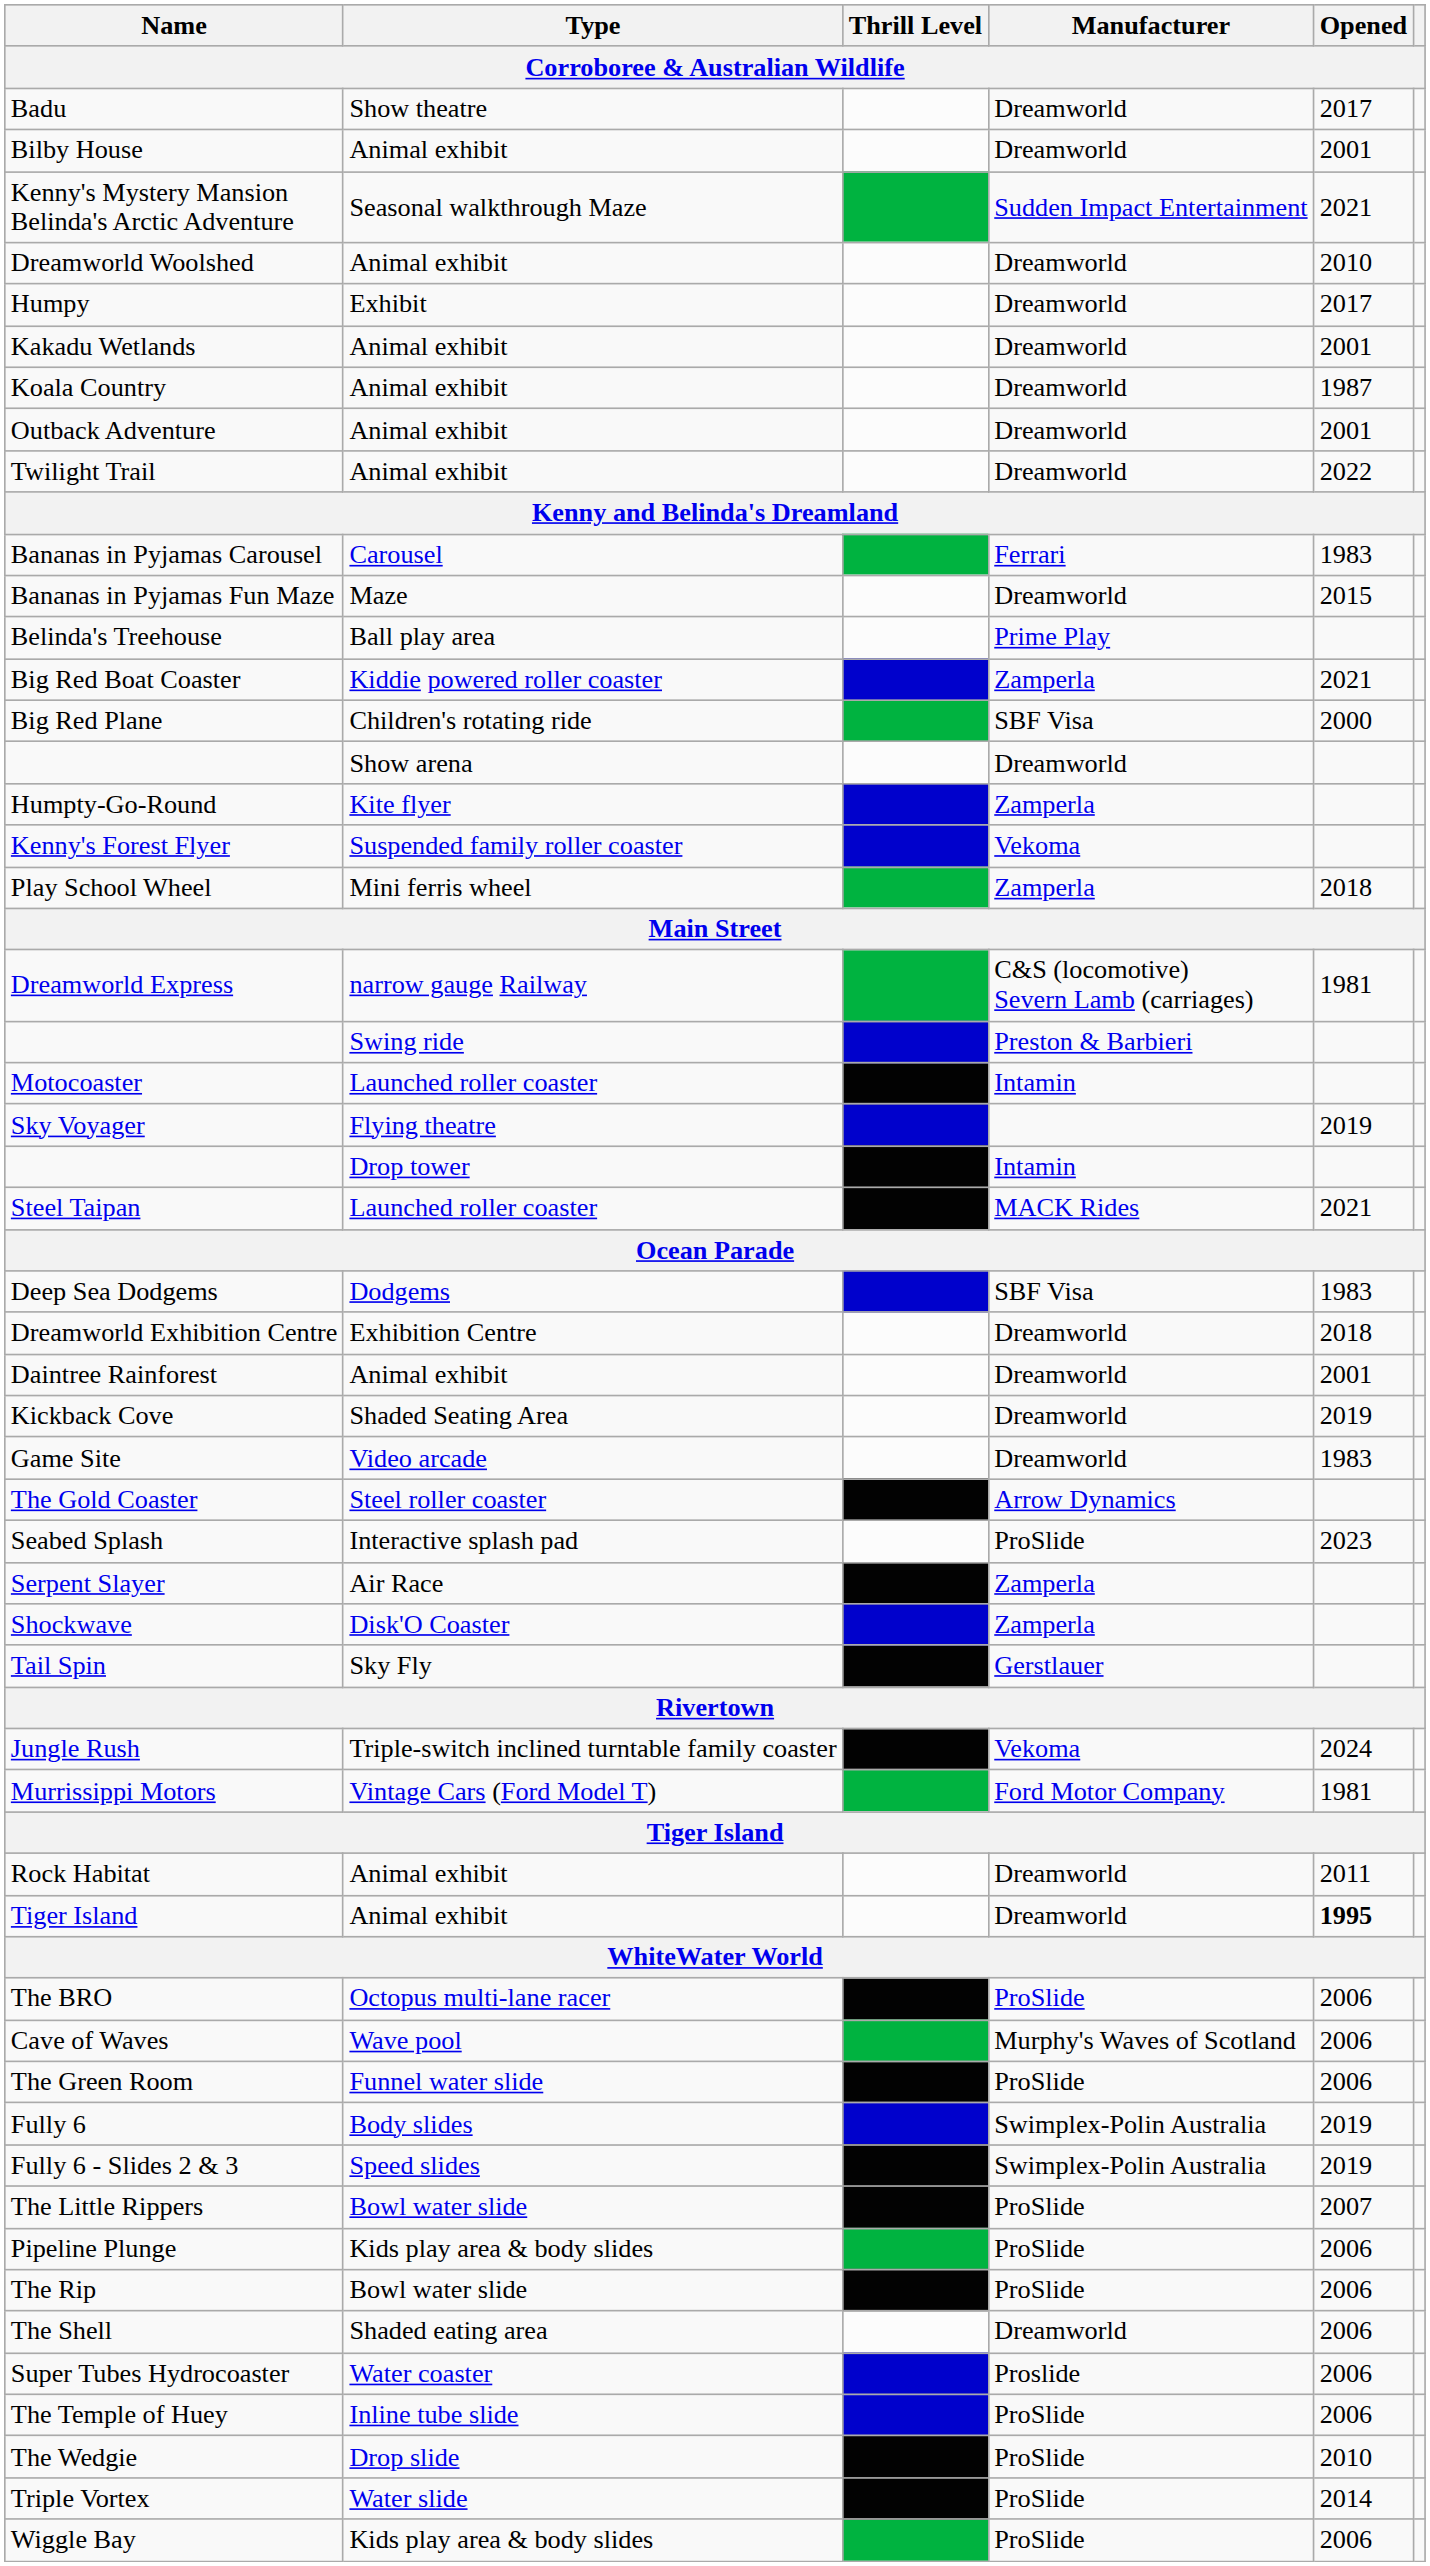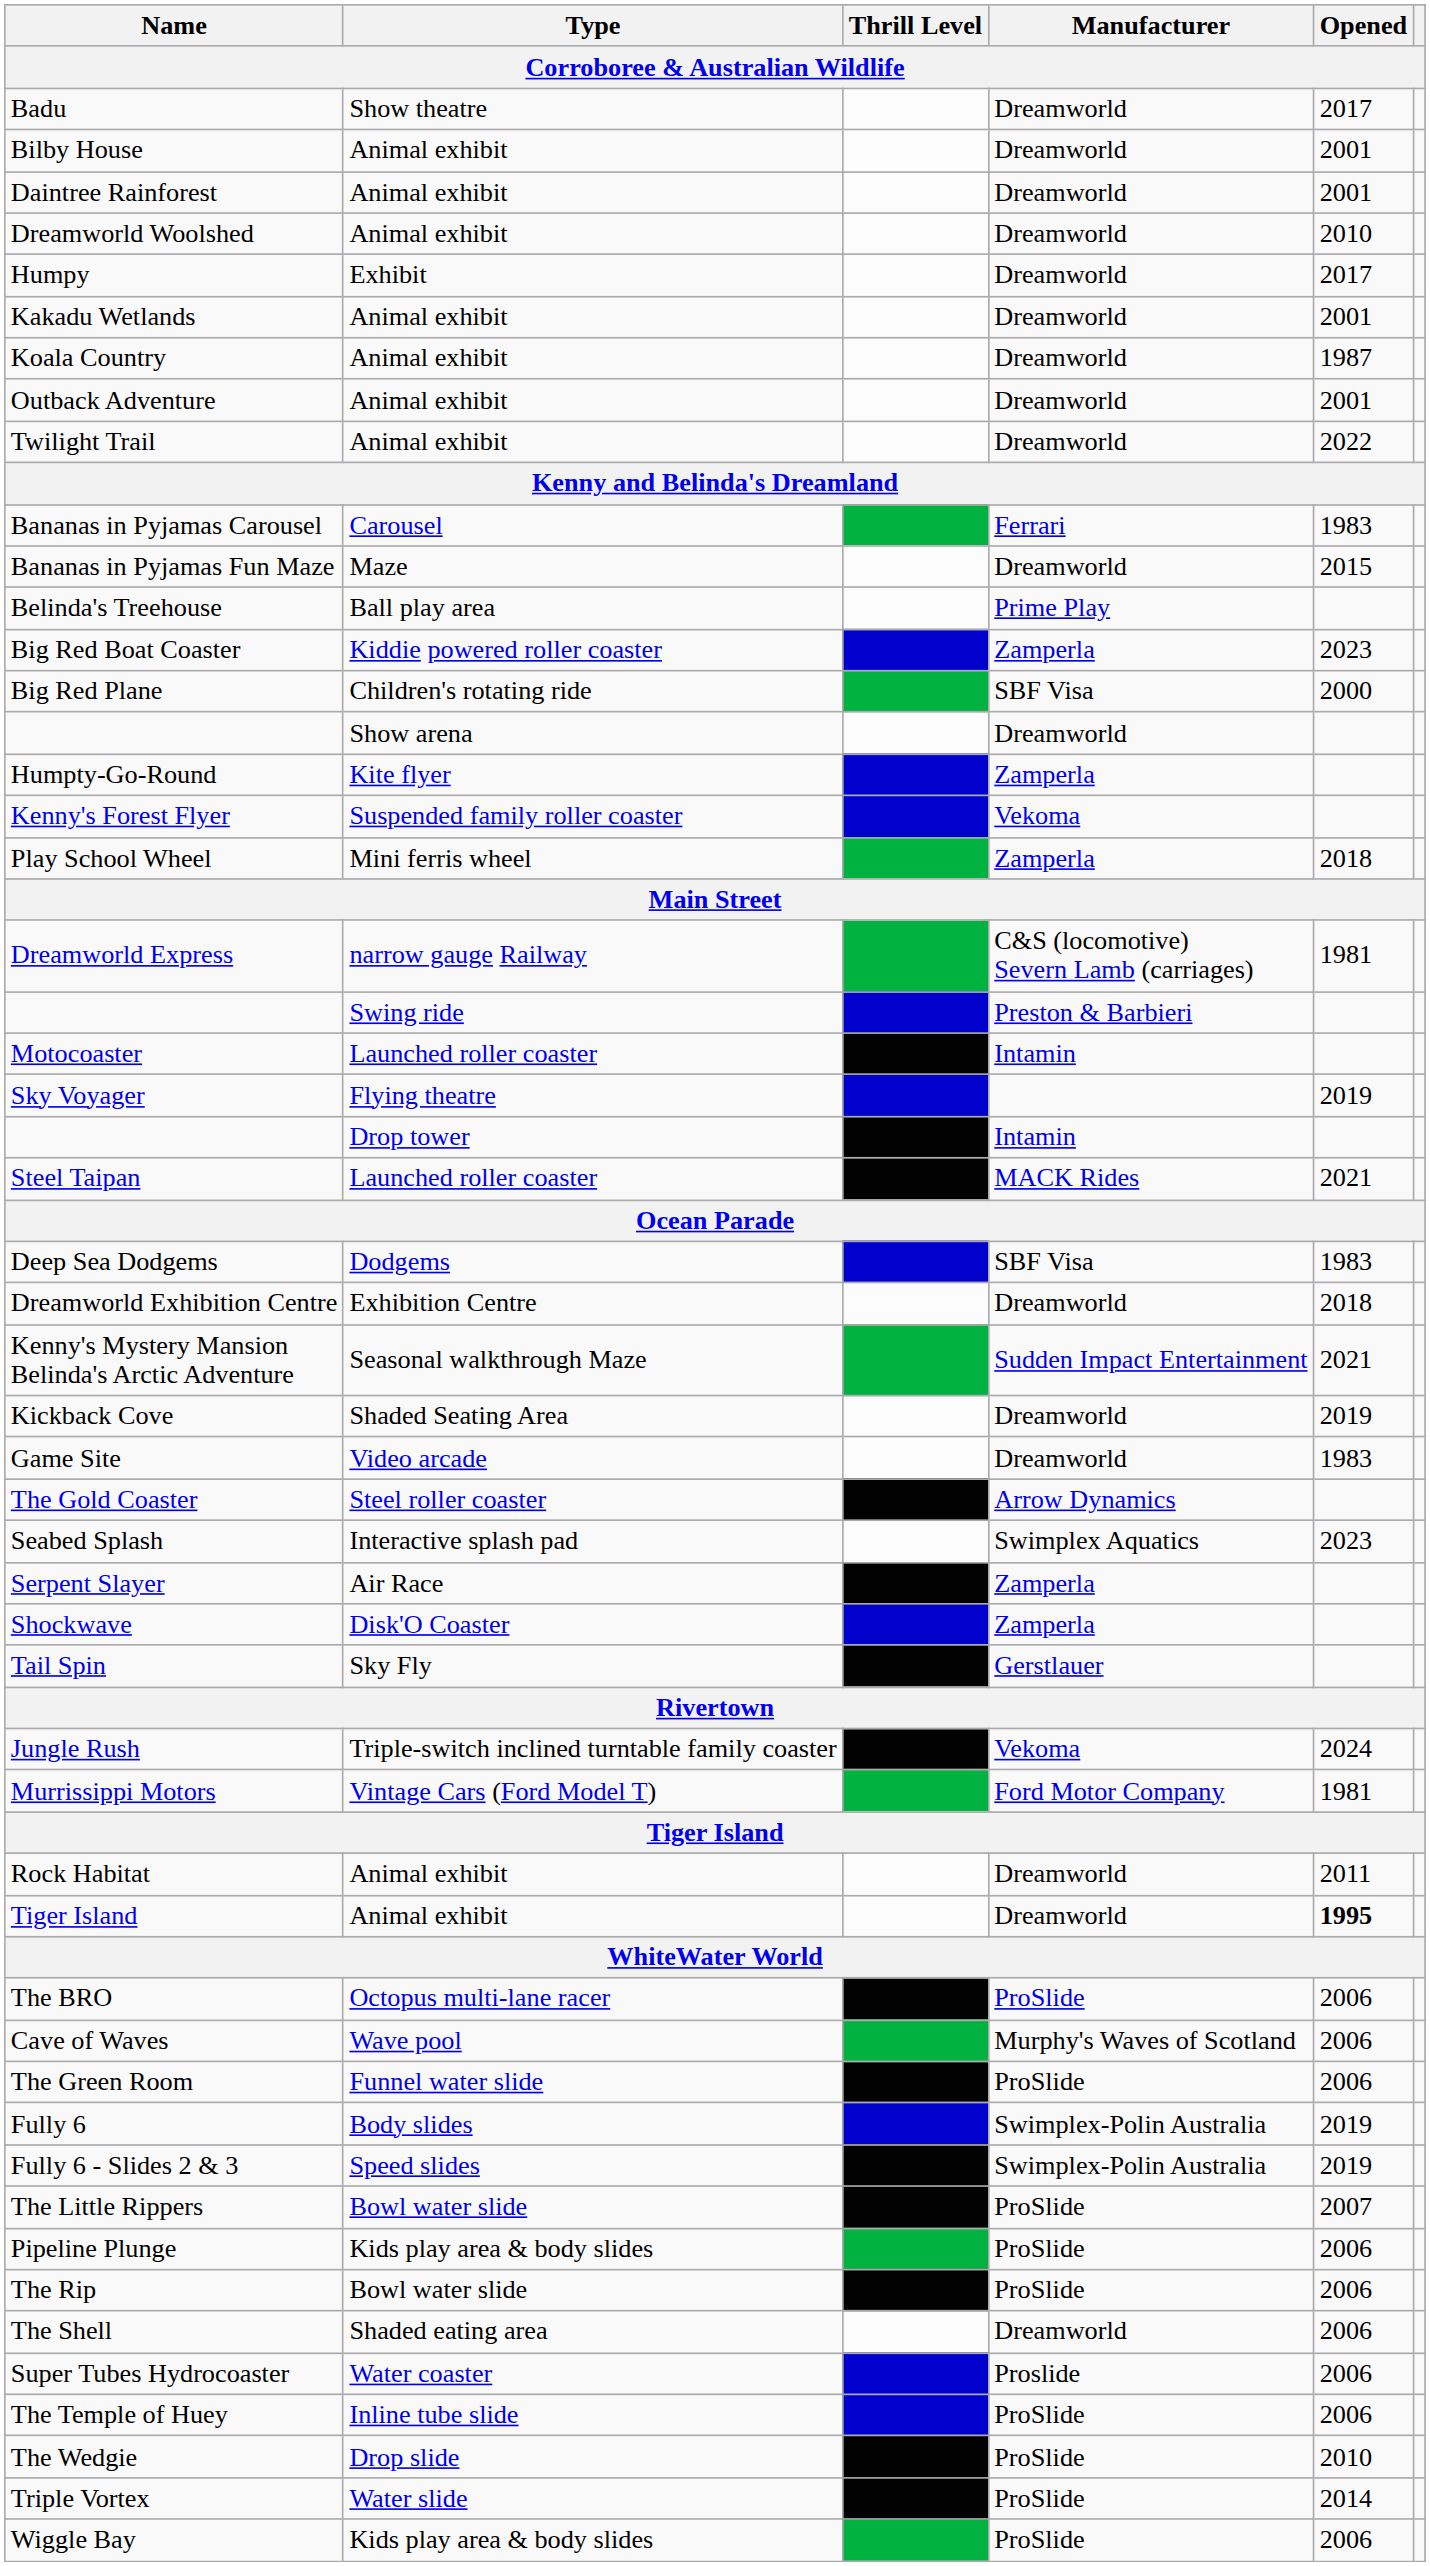rows swapped: (114, 1374) <-> (152, 206)
(1346, 679) 2021 -> (1346, 649) 2023
(1039, 1540) ProSlide -> (1097, 1540) Swimplex Aquatics
